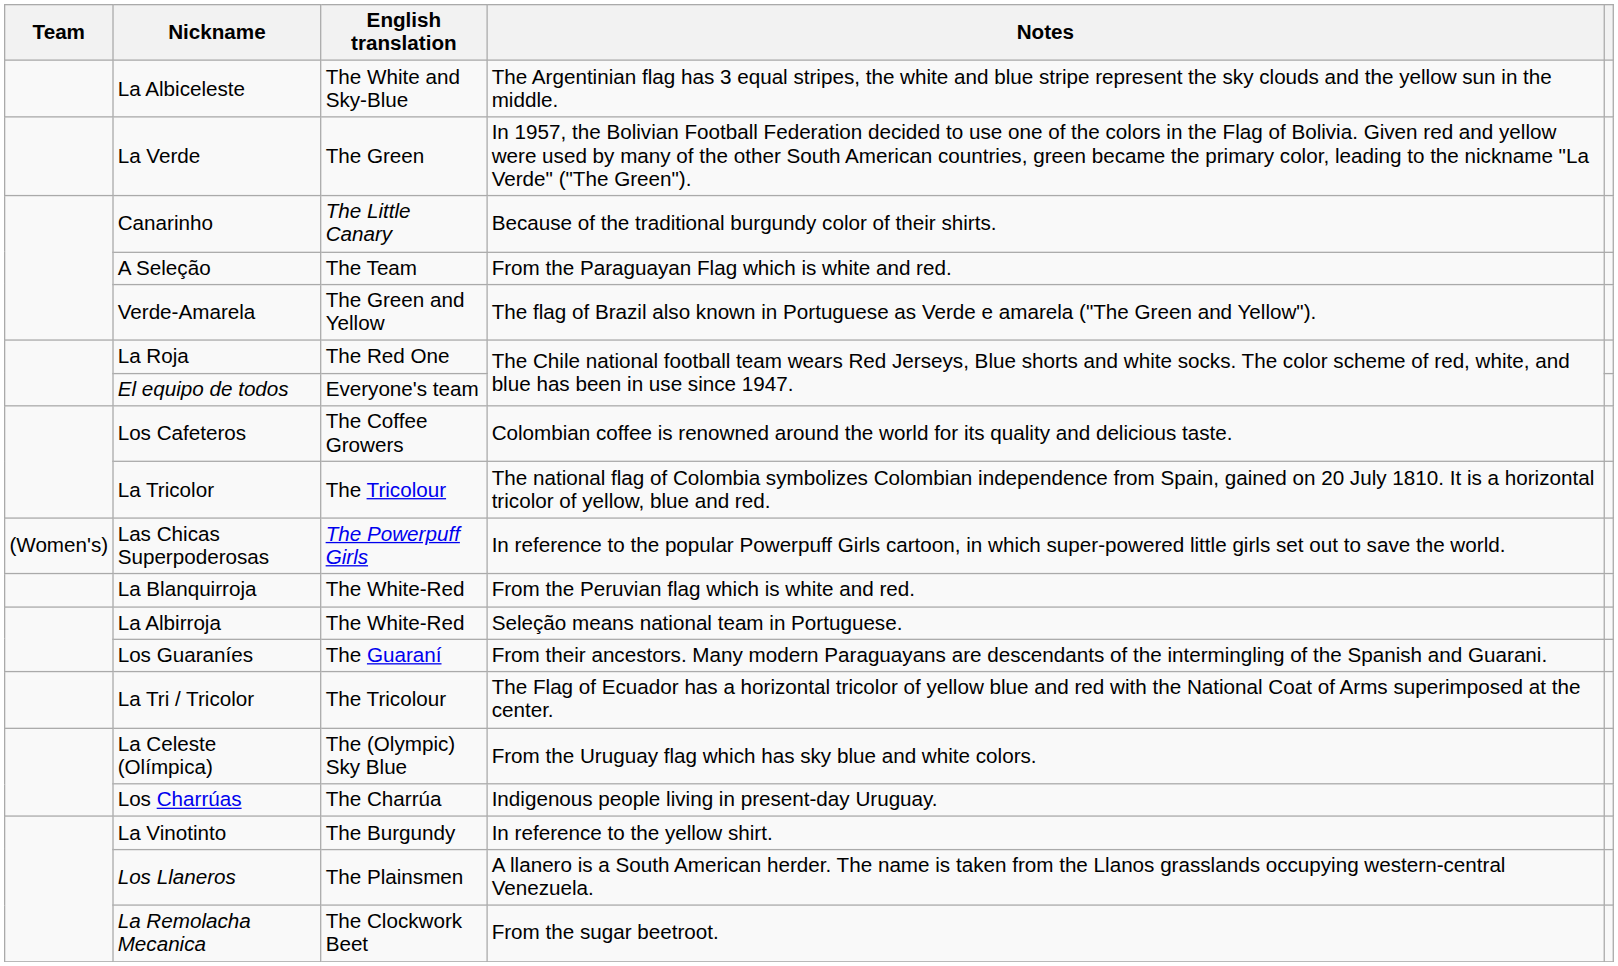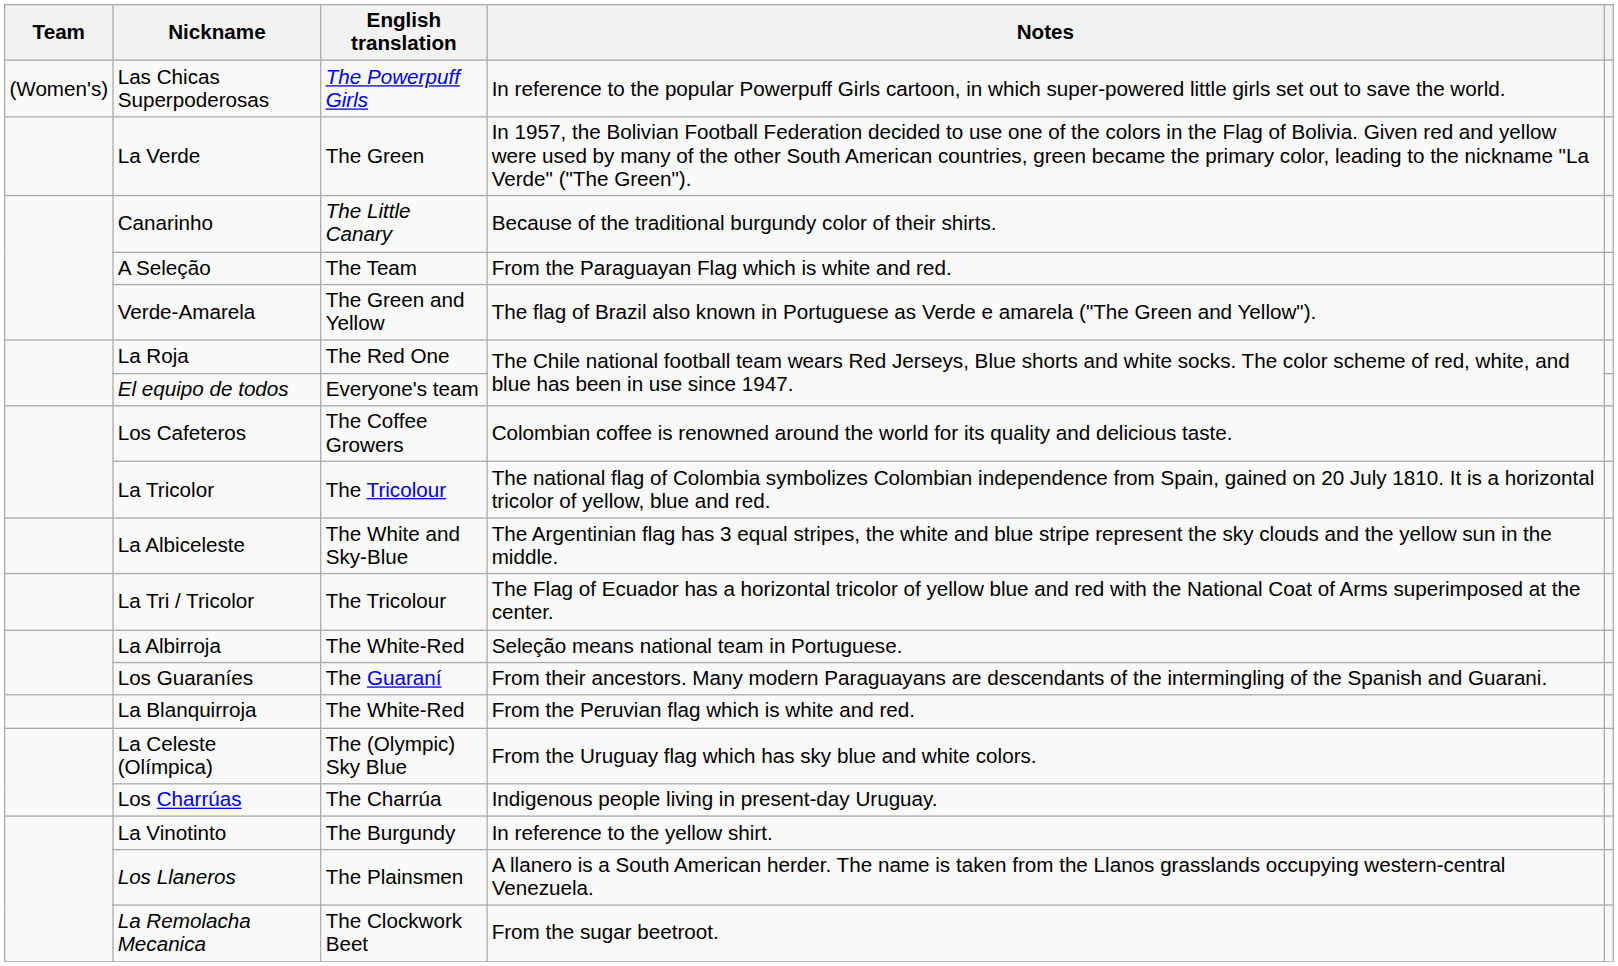rows swapped: (181, 88) <-> (193, 545)
rows swapped: (186, 699) <-> (187, 589)
